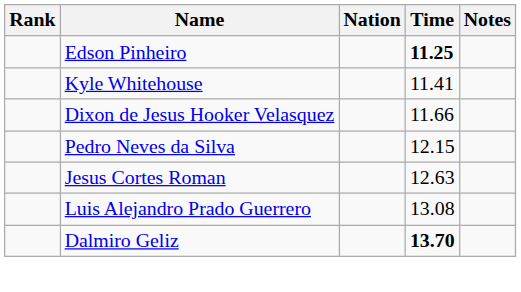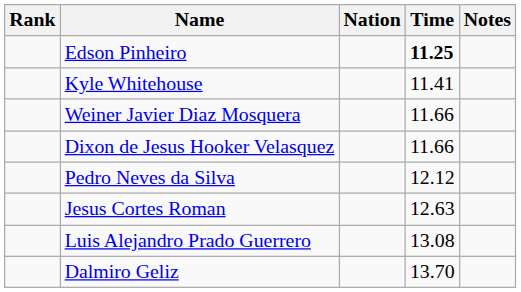+ row: (183, 114)
(432, 146) 12.15 -> (432, 177) 12.12
(432, 240) bold -> (432, 271) normal
